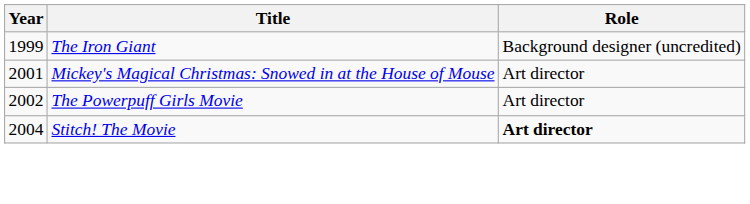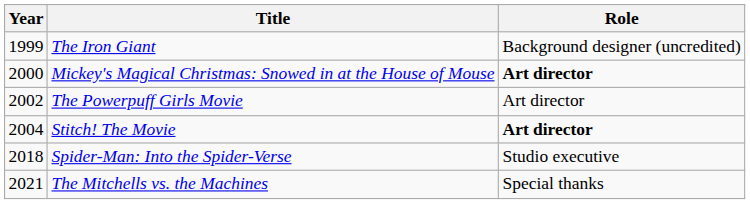(26, 73) 2001 -> (26, 73) 2000
(543, 73) normal -> (548, 73) bold
+ row: (171, 156)
+ row: (160, 184)
